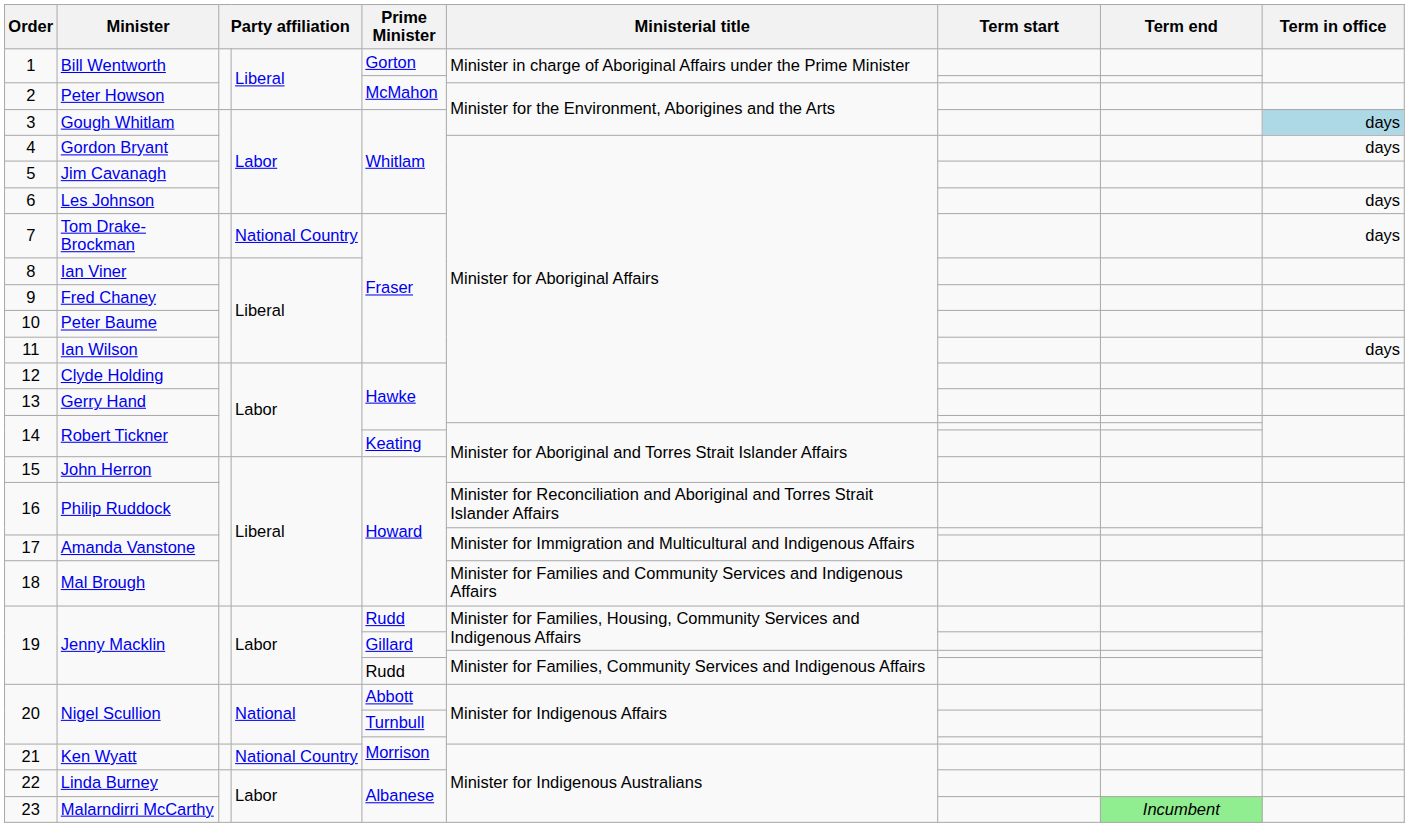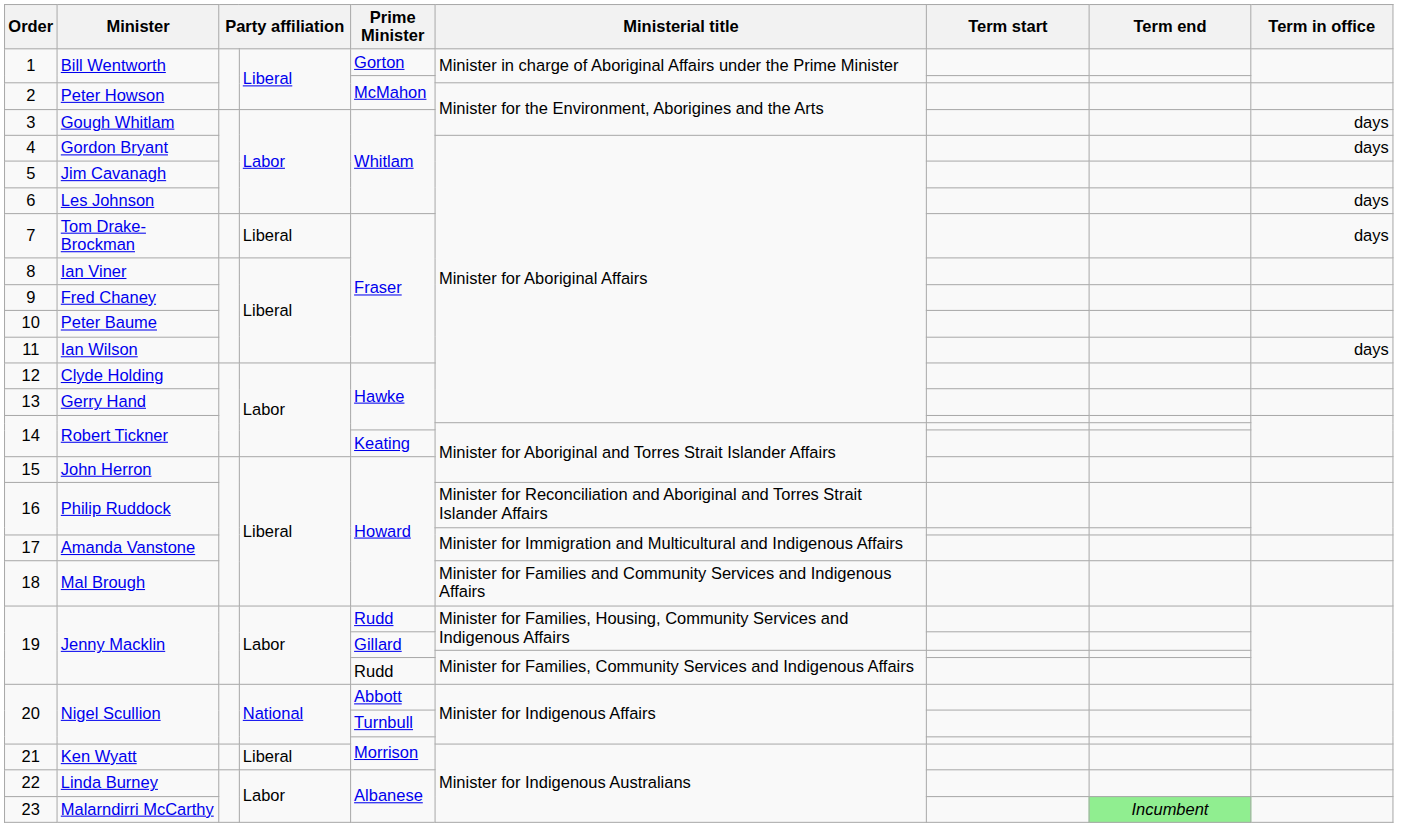(1383, 122) lightblue background -> (1371, 122) no background
(296, 235) National Country -> (268, 235) Liberal
(296, 756) National Country -> (268, 756) Liberal
